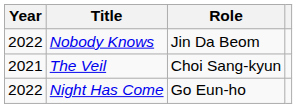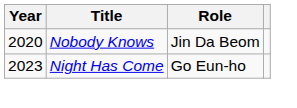(25, 41) 2022 -> (25, 41) 2020
- row: (78, 66)
(25, 90) 2022 -> (25, 66) 2023
